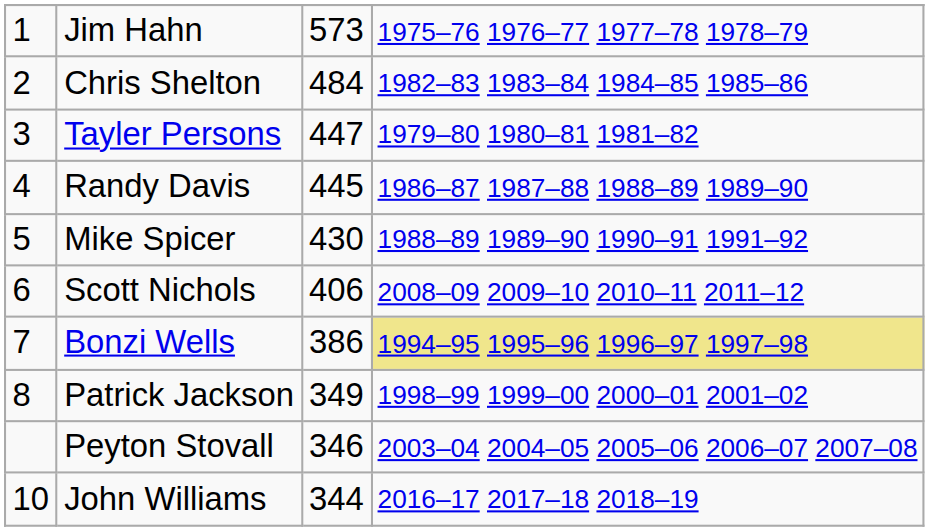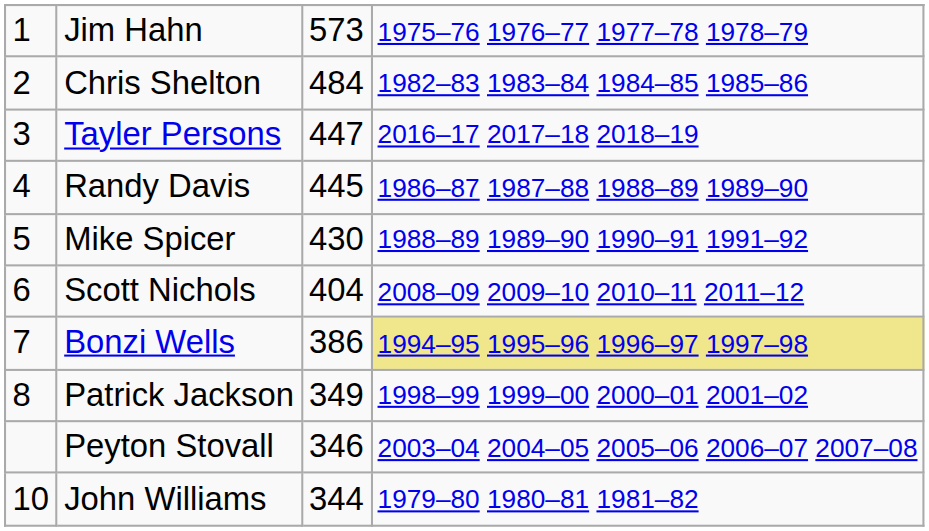(538, 135) 1979–80 1980–81 1981–82 -> (538, 135) 2016–17 2017–18 2018–19
(336, 290) 406 -> (336, 290) 404
(538, 499) 2016–17 2017–18 2018–19 -> (538, 499) 1979–80 1980–81 1981–82
